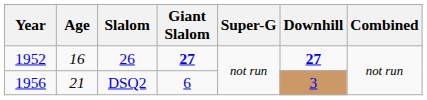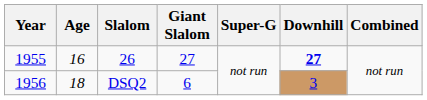(31, 58) 1952 -> (31, 58) 1955
(187, 58) bold -> (187, 58) normal
(77, 82) 21 -> (77, 82) 18
